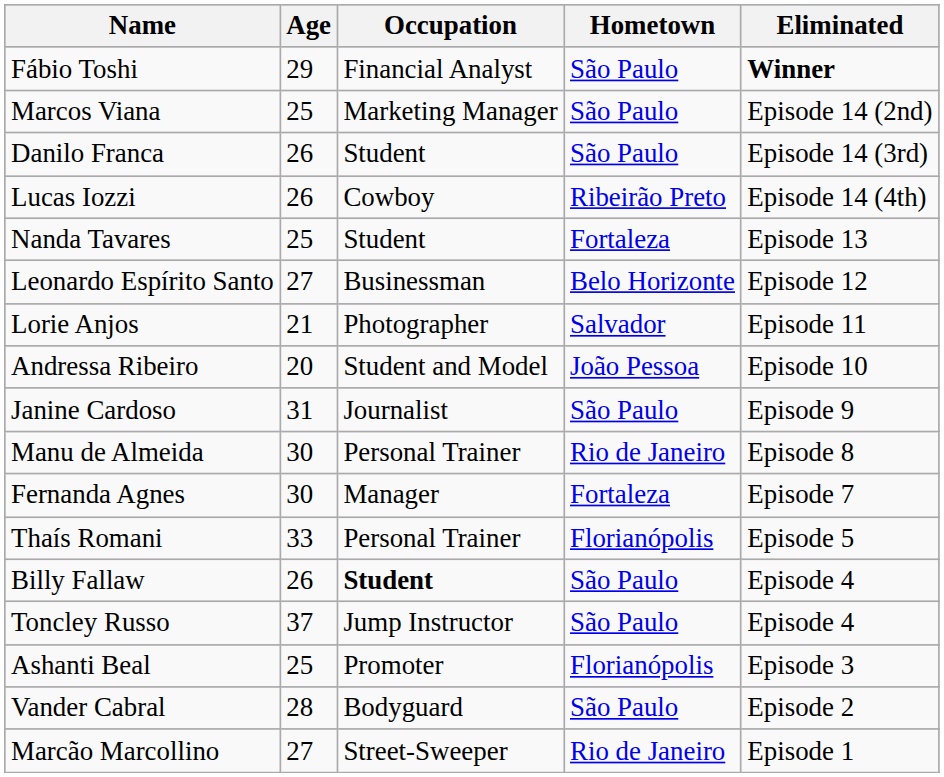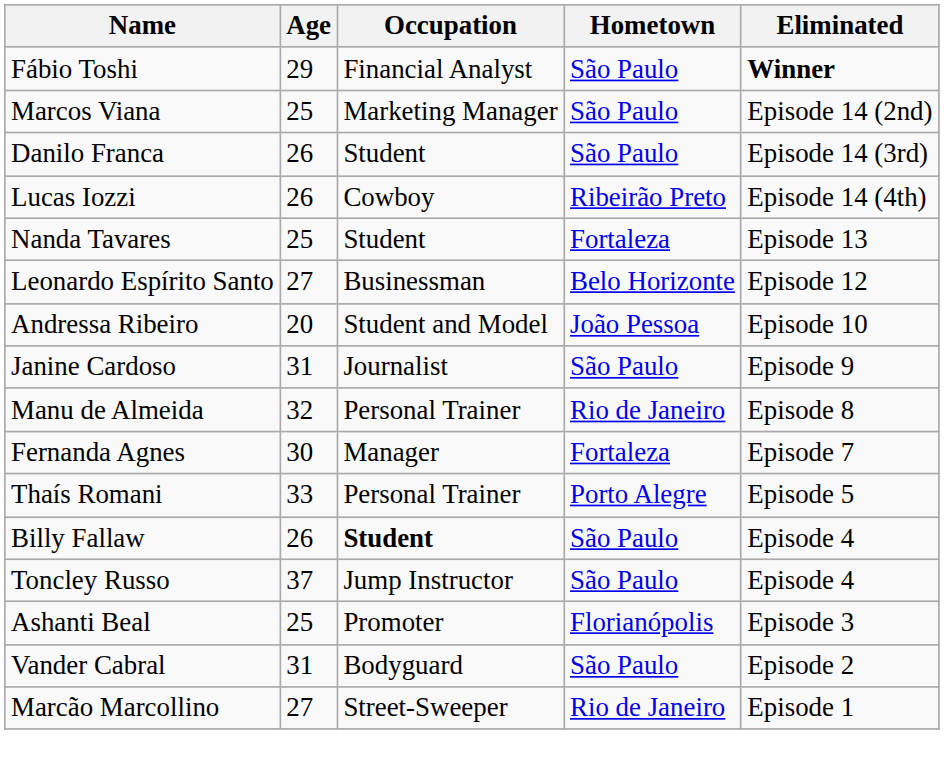- row: (75, 324)
(300, 452) 30 -> (300, 409) 32
(642, 537) Florianópolis -> (638, 494) Porto Alegre
(300, 707) 28 -> (300, 665) 31
